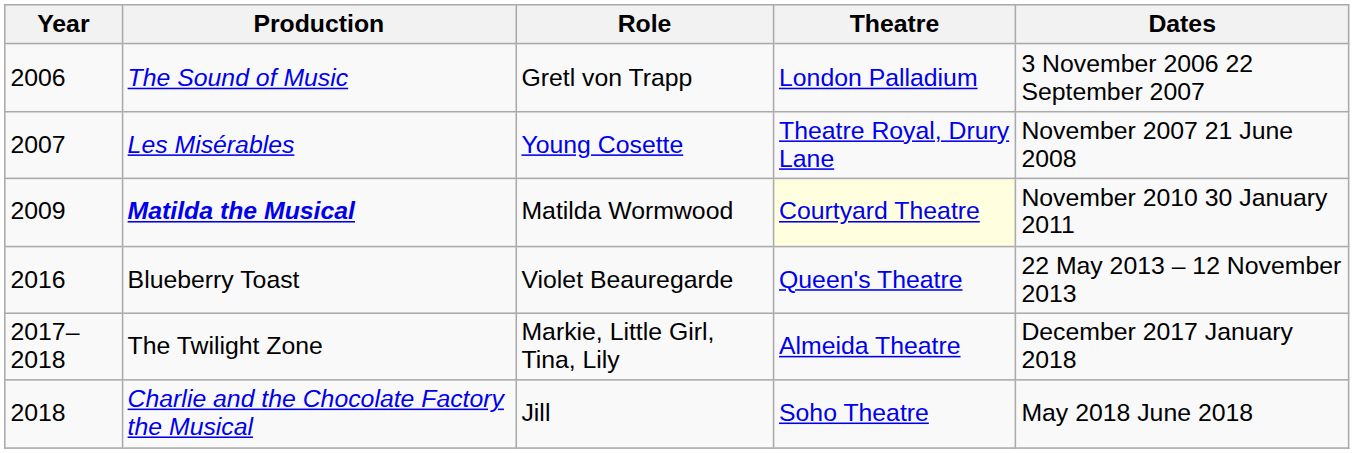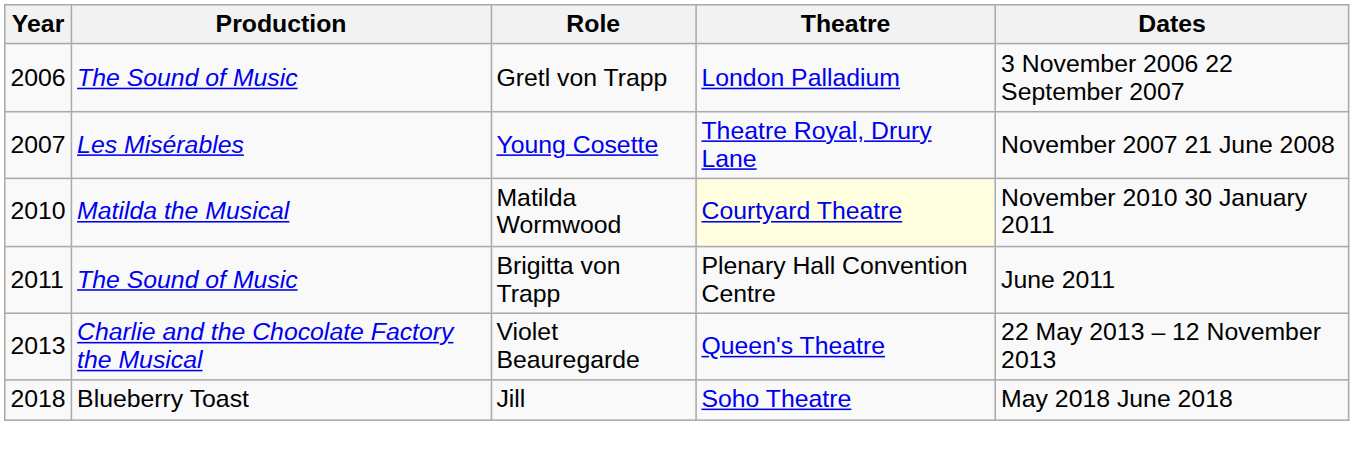(38, 211) 2009 -> (38, 211) 2010
(241, 211) bold -> (183, 211) normal
+ row: (558, 279)
(38, 279) 2016 -> (38, 346) 2013
(214, 279) Blueberry Toast -> (265, 346) Charlie and the Chocolate Factory the Musical
- row: (618, 346)
(316, 413) Charlie and the Chocolate Factory the Musical -> (163, 399) Blueberry Toast
